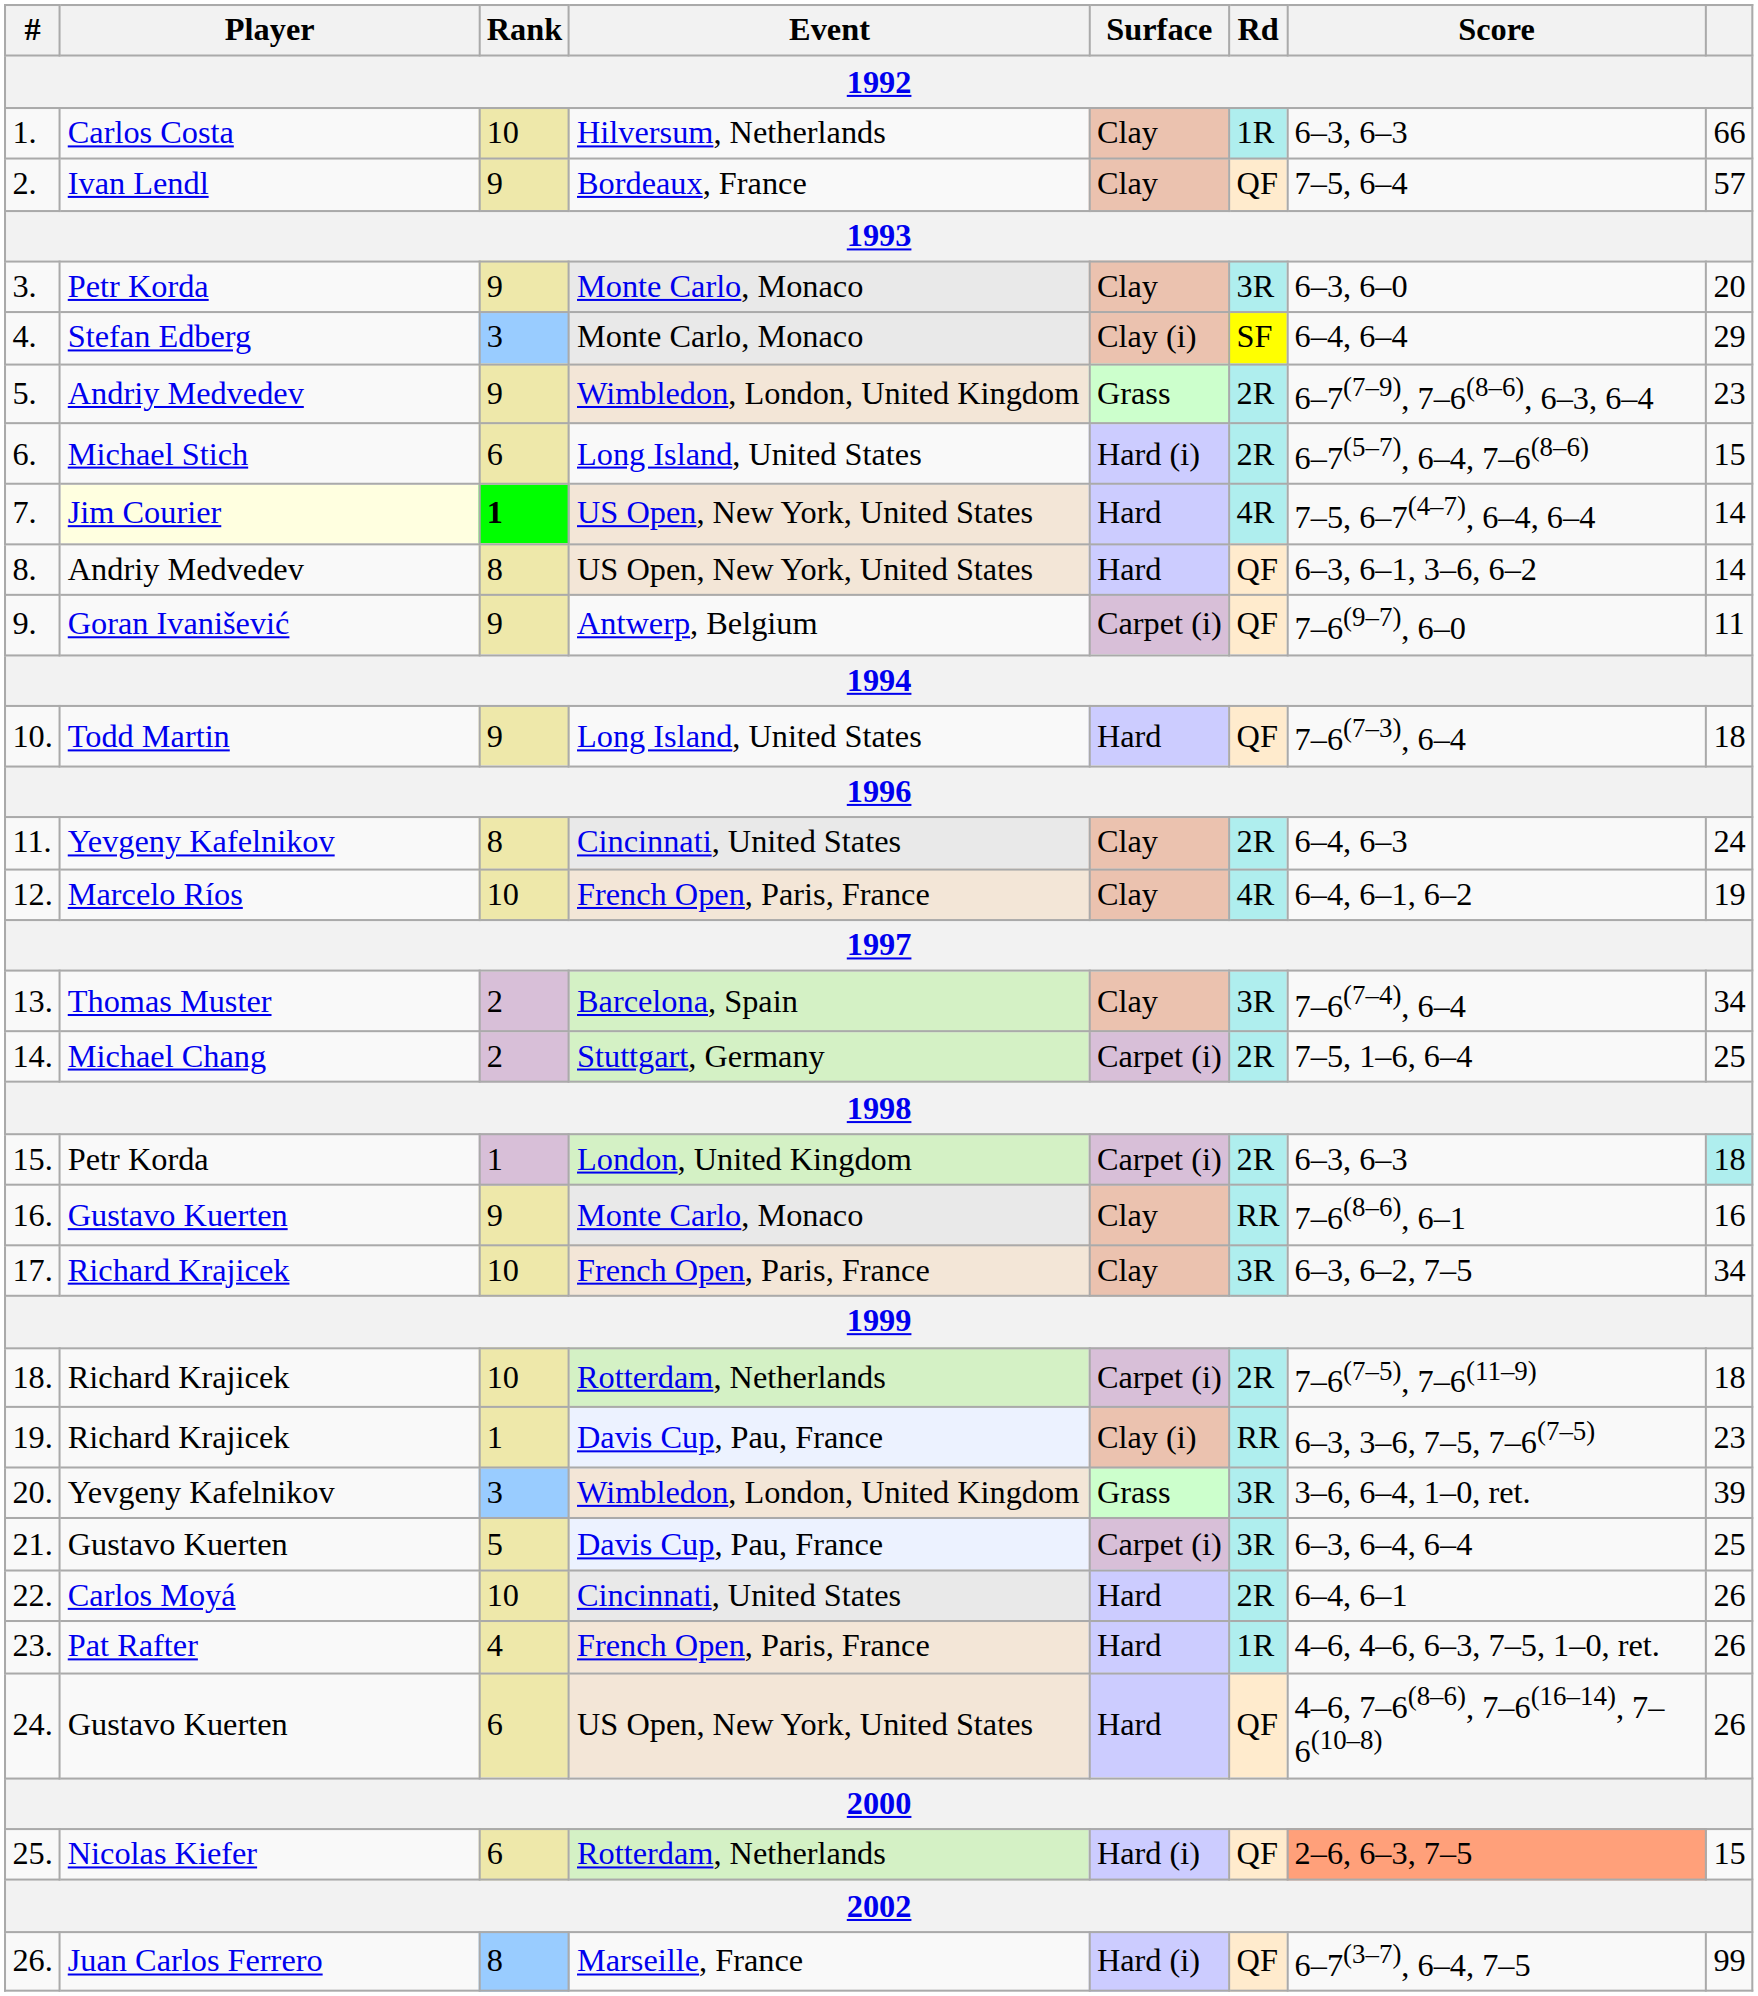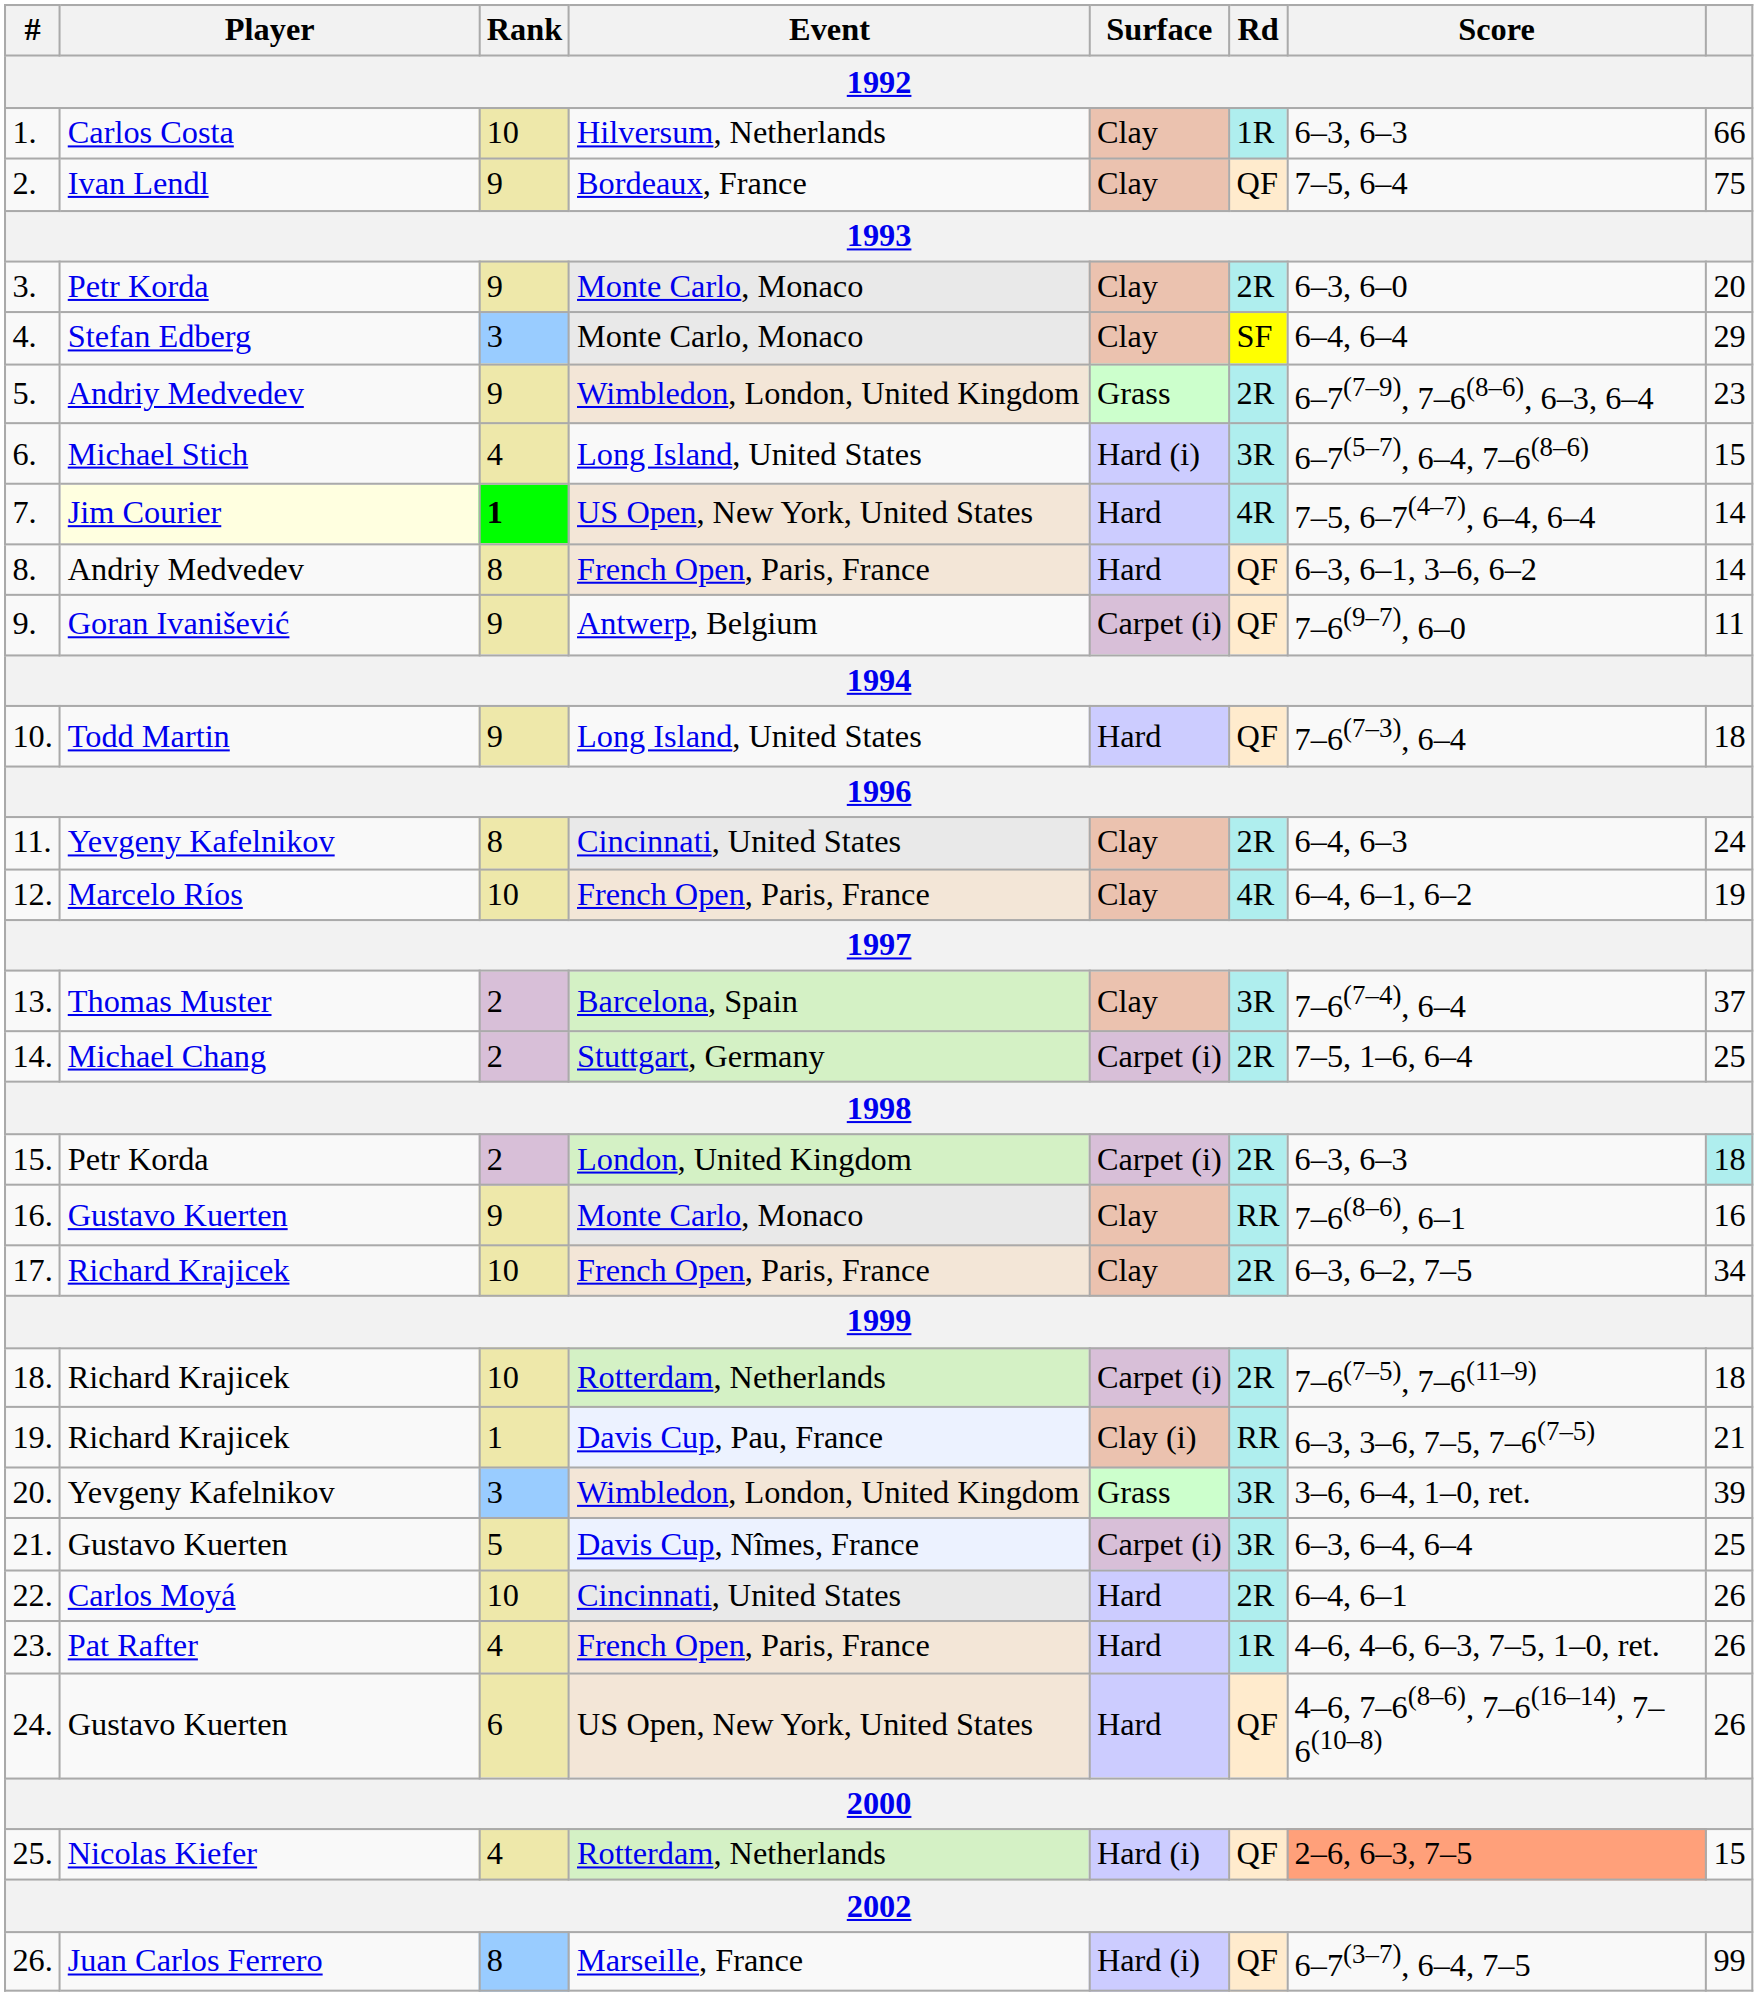(1730, 183) 57 -> (1730, 183) 75
(1255, 286) 3R -> (1255, 286) 2R
(1147, 337) Clay (i) -> (1127, 337) Clay
(495, 453) 6 -> (495, 453) 4
(1255, 453) 2R -> (1255, 453) 3R
(805, 568) US Open, New York, United States -> (753, 568) French Open, Paris, France
(1730, 1000) 34 -> (1730, 1000) 37
(495, 1158) 1 -> (495, 1158) 2
(1255, 1270) 3R -> (1255, 1270) 2R
(1730, 1437) 23 -> (1730, 1437) 21
(730, 1544) Davis Cup, Pau, France -> (748, 1544) Davis Cup, Nîmes, France
(495, 1854) 6 -> (495, 1854) 4
